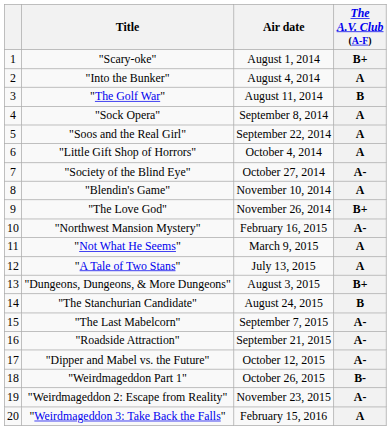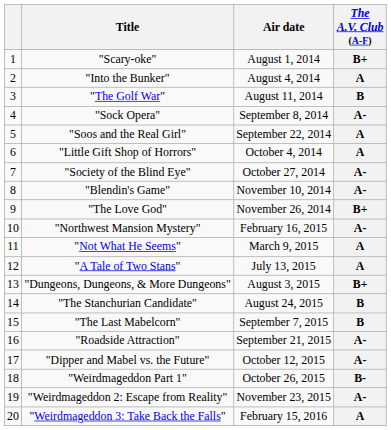(360, 115) A -> (360, 115) A-
(360, 190) A -> (360, 190) A-
(360, 322) A- -> (360, 322) B
